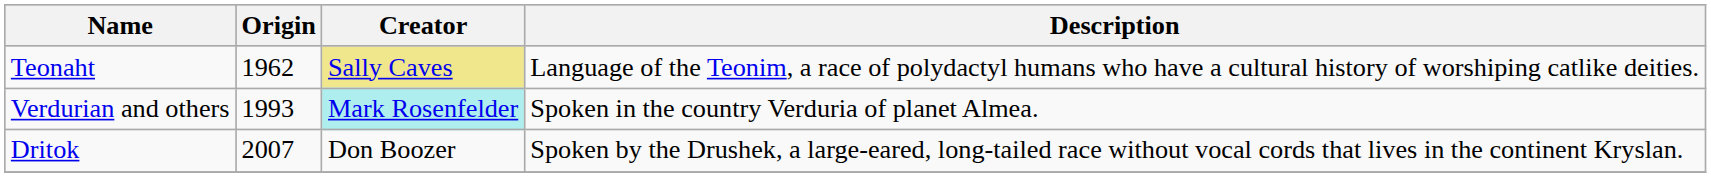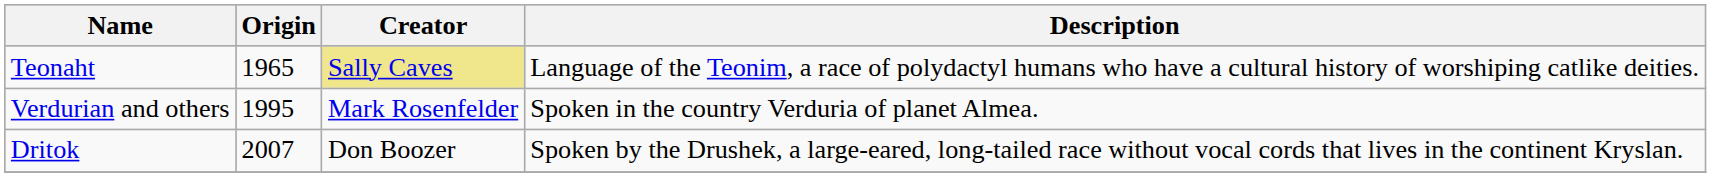(268, 66) 1962 -> (268, 66) 1965
(268, 108) 1993 -> (268, 108) 1995
(423, 108) paleturquoise background -> (423, 108) no background
